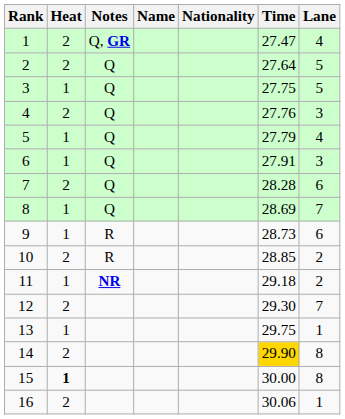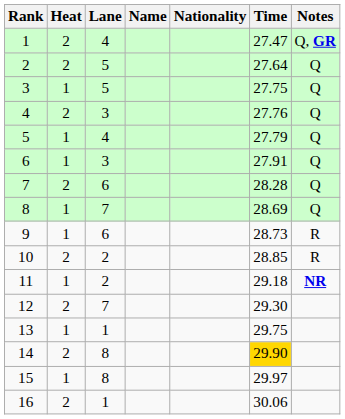columns swapped: (319, 16) <-> (109, 16)
(66, 378) bold -> (66, 378) normal
(279, 378) 30.00 -> (270, 378) 29.97
